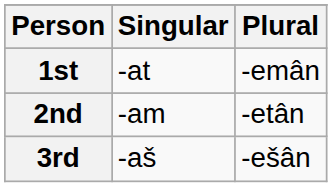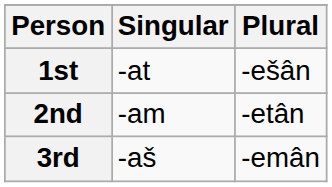(281, 70) -emân -> (276, 70) -ešân
(276, 158) -ešân -> (281, 158) -emân
